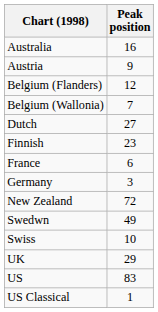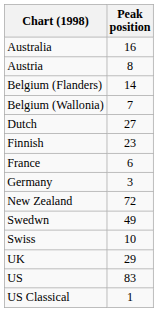(130, 66) 9 -> (130, 66) 8
(130, 85) 12 -> (130, 85) 14
